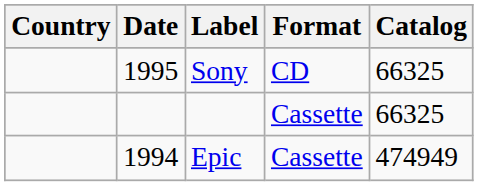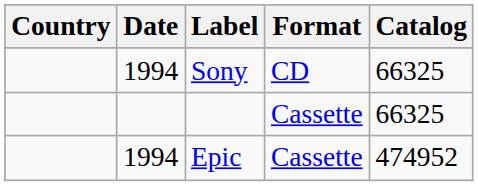(151, 69) 1995 -> (151, 69) 1994
(417, 157) 474949 -> (417, 157) 474952
